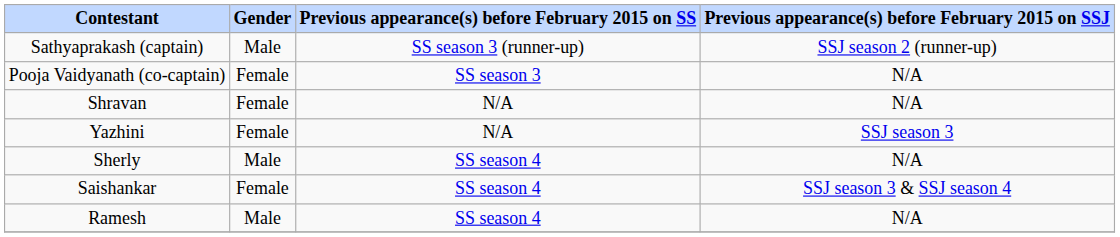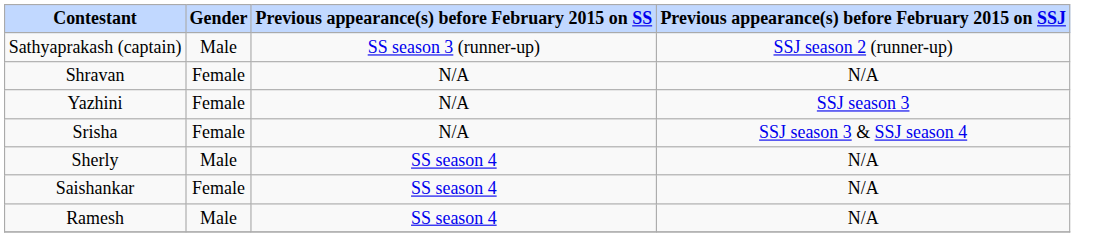- row: (117, 75)
+ row: (95, 132)
(907, 189) SSJ season 3 & SSJ season 4 -> (863, 189) N/A
